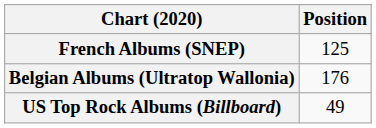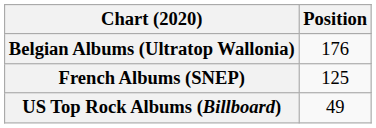rows swapped: (152, 78) <-> (152, 48)
